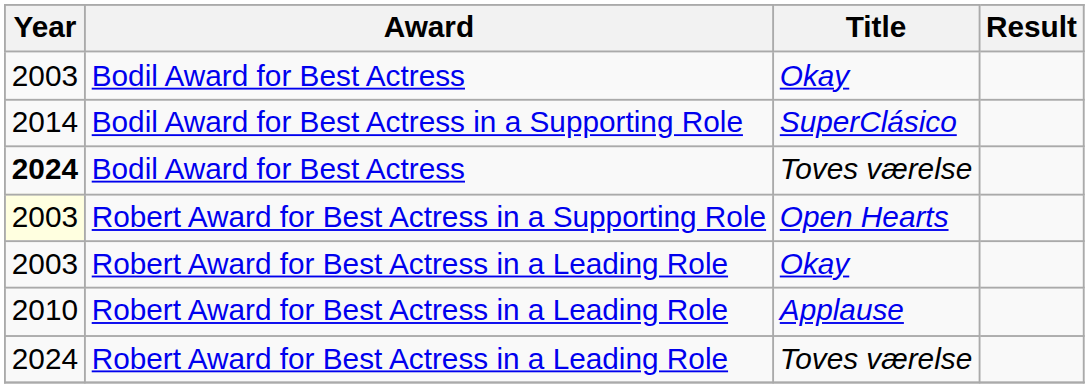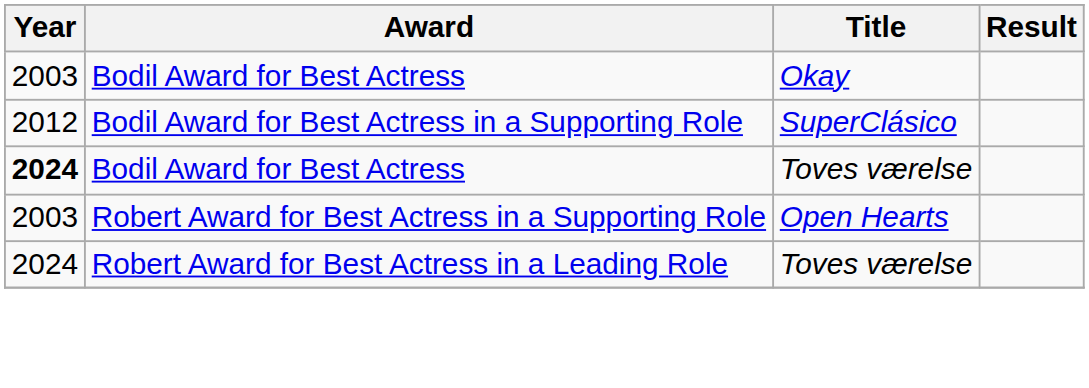(45, 122) 2014 -> (45, 122) 2012
(45, 216) lightyellow background -> (45, 216) no background
- row: (410, 264)
- row: (410, 311)
